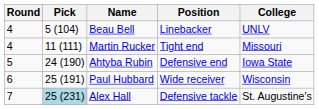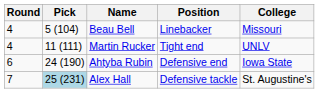(256, 29) UNLV -> (262, 29) Missouri
(262, 46) Missouri -> (256, 46) UNLV
(10, 63) 5 -> (10, 63) 6
- row: (122, 79)
